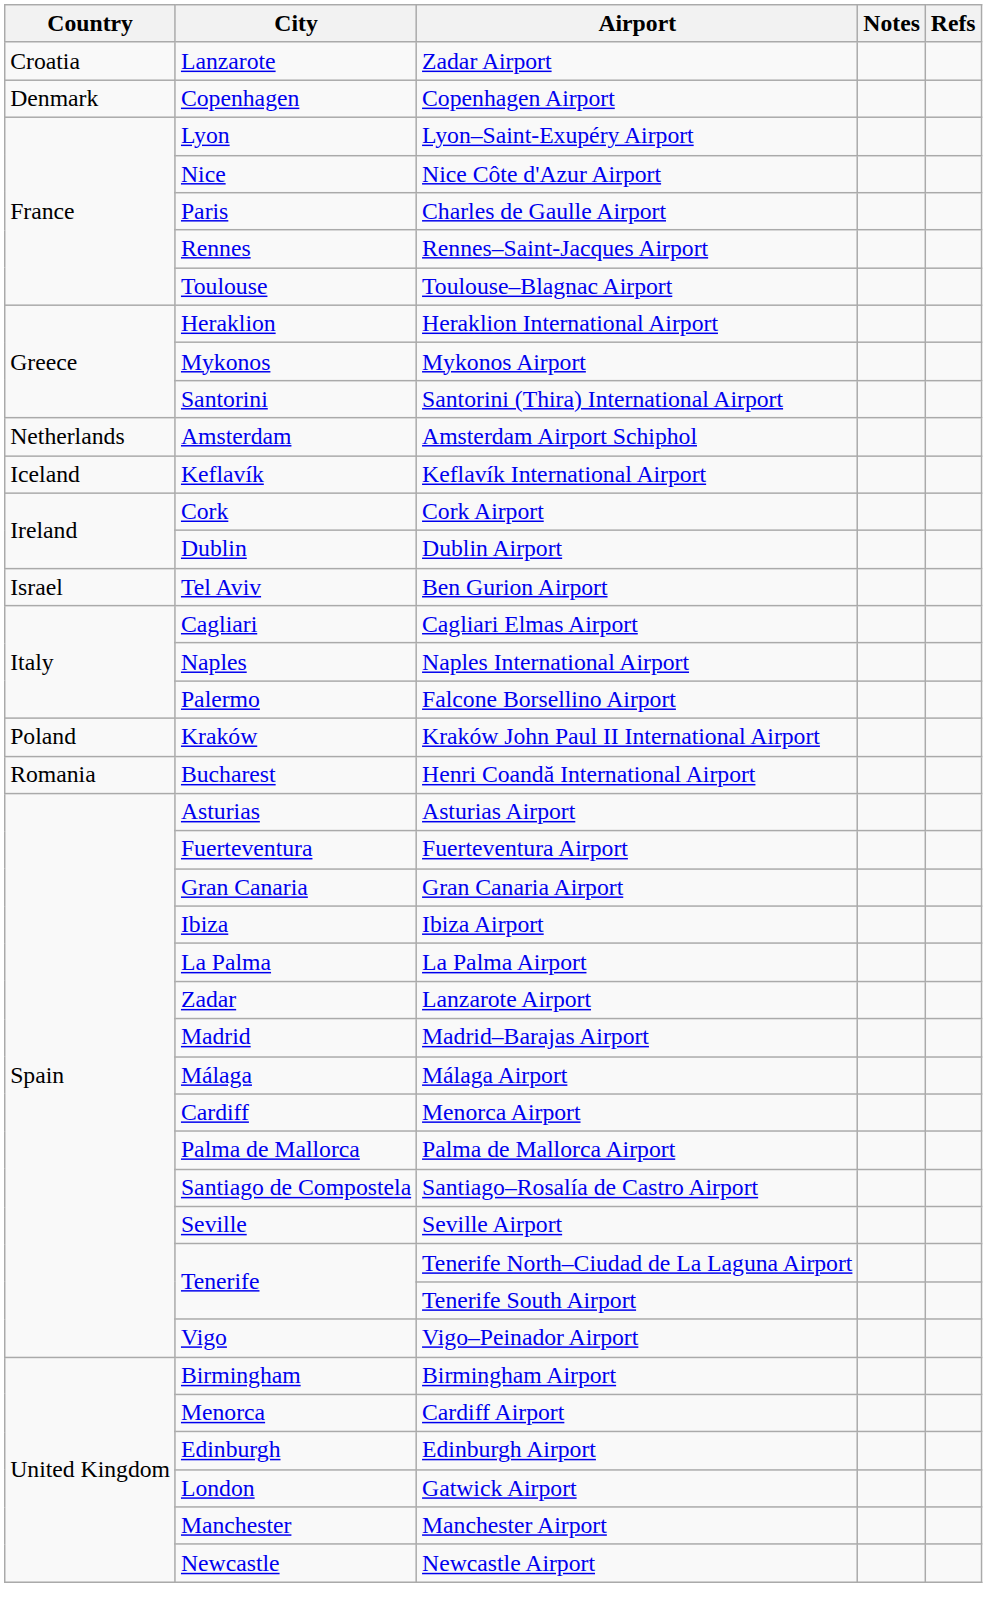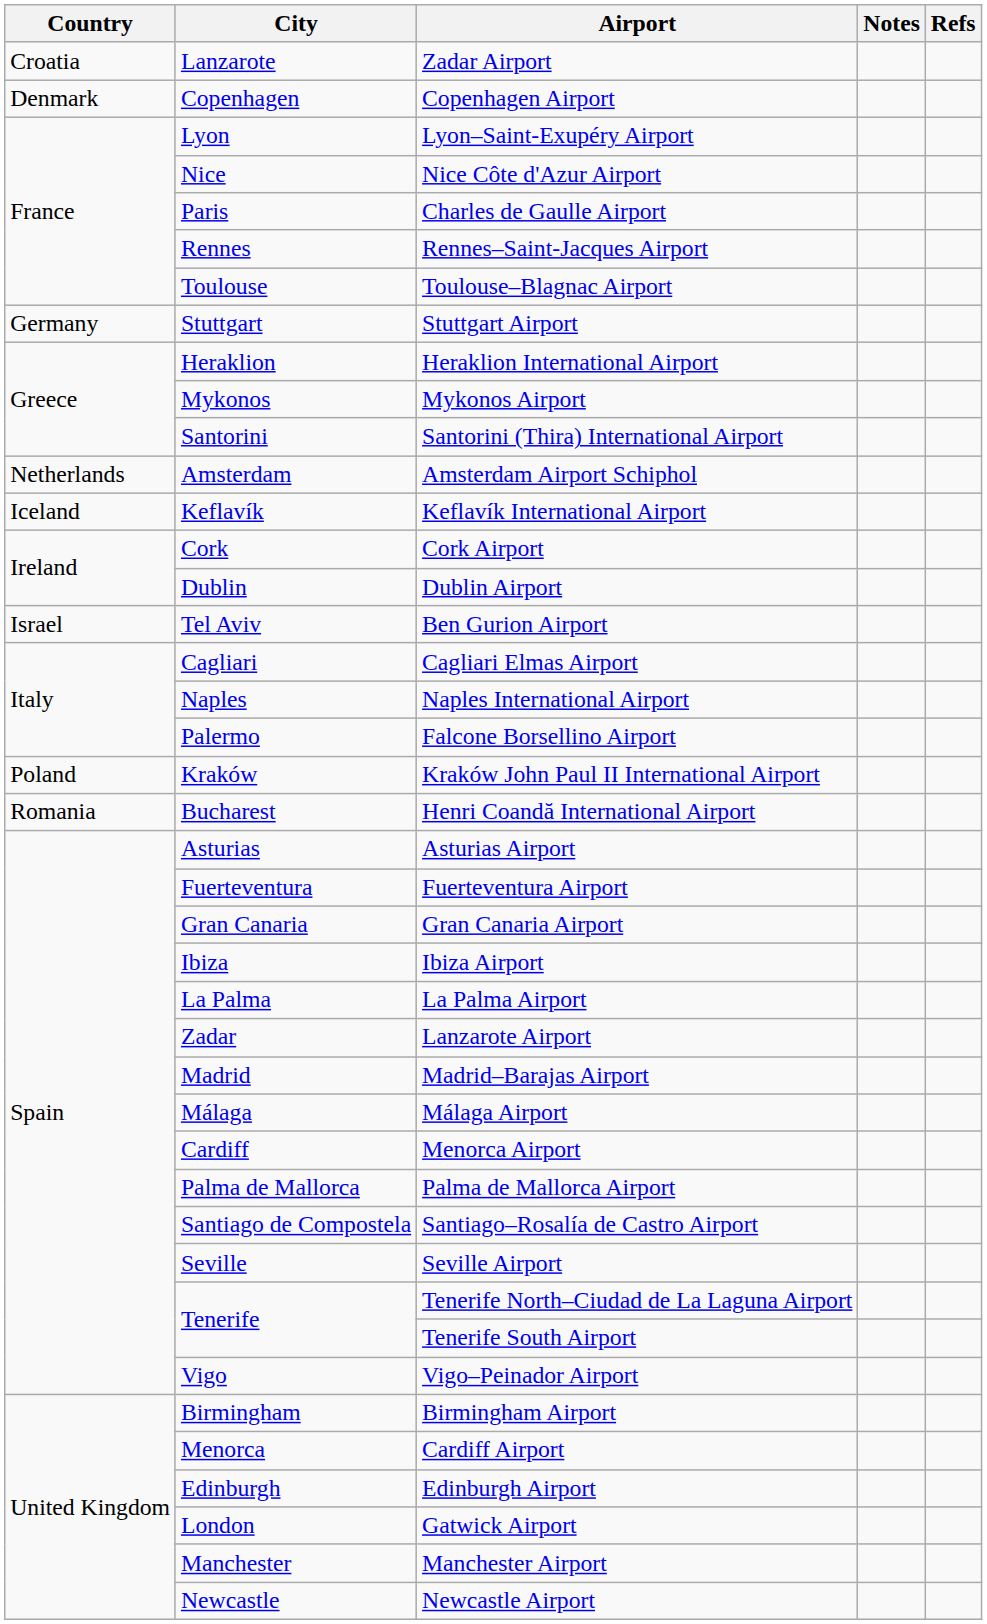+ row: (500, 323)
